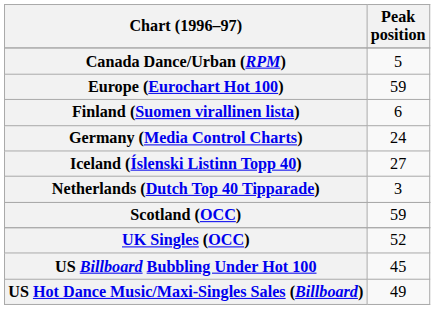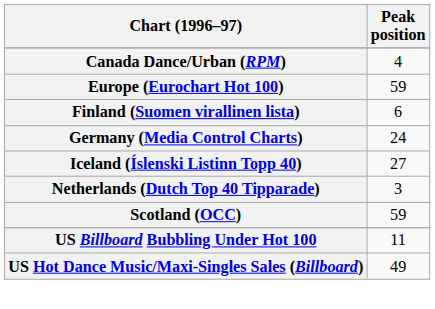(398, 61) 5 -> (398, 61) 4
- row: (186, 240)
(398, 266) 45 -> (398, 240) 11
